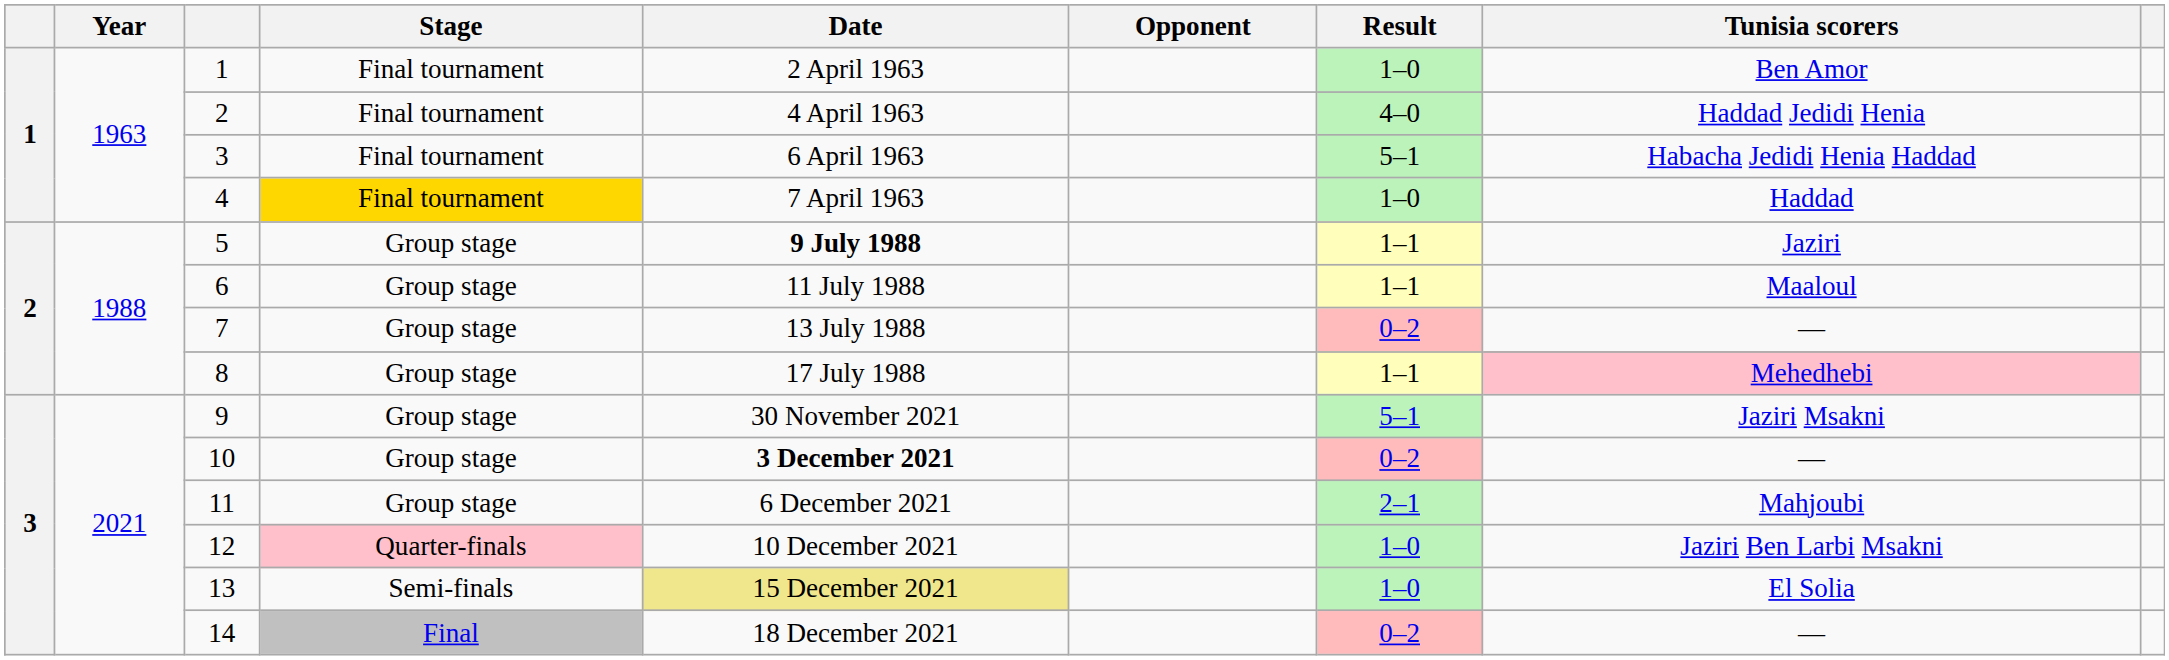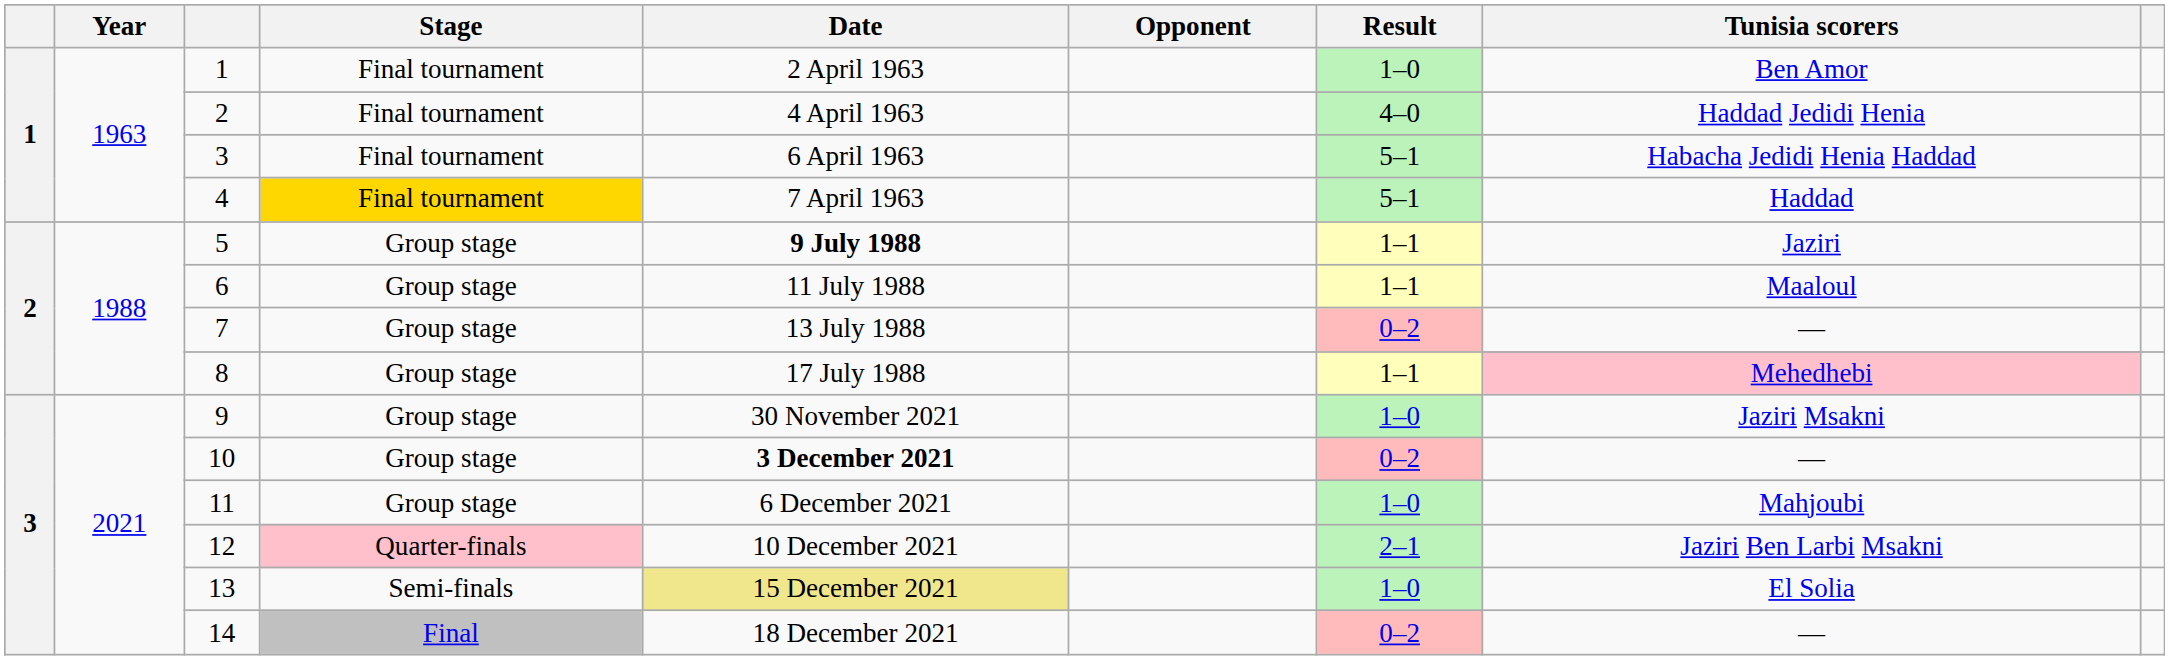(1400, 199) 1–0 -> (1400, 199) 5–1
(1400, 415) 5–1 -> (1400, 415) 1–0
(1400, 502) 2–1 -> (1400, 502) 1–0
(1400, 545) 1–0 -> (1400, 545) 2–1
